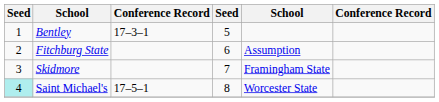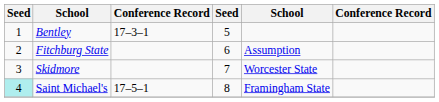(287, 69) Framingham State -> (281, 69) Worcester State
(281, 87) Worcester State -> (287, 87) Framingham State
